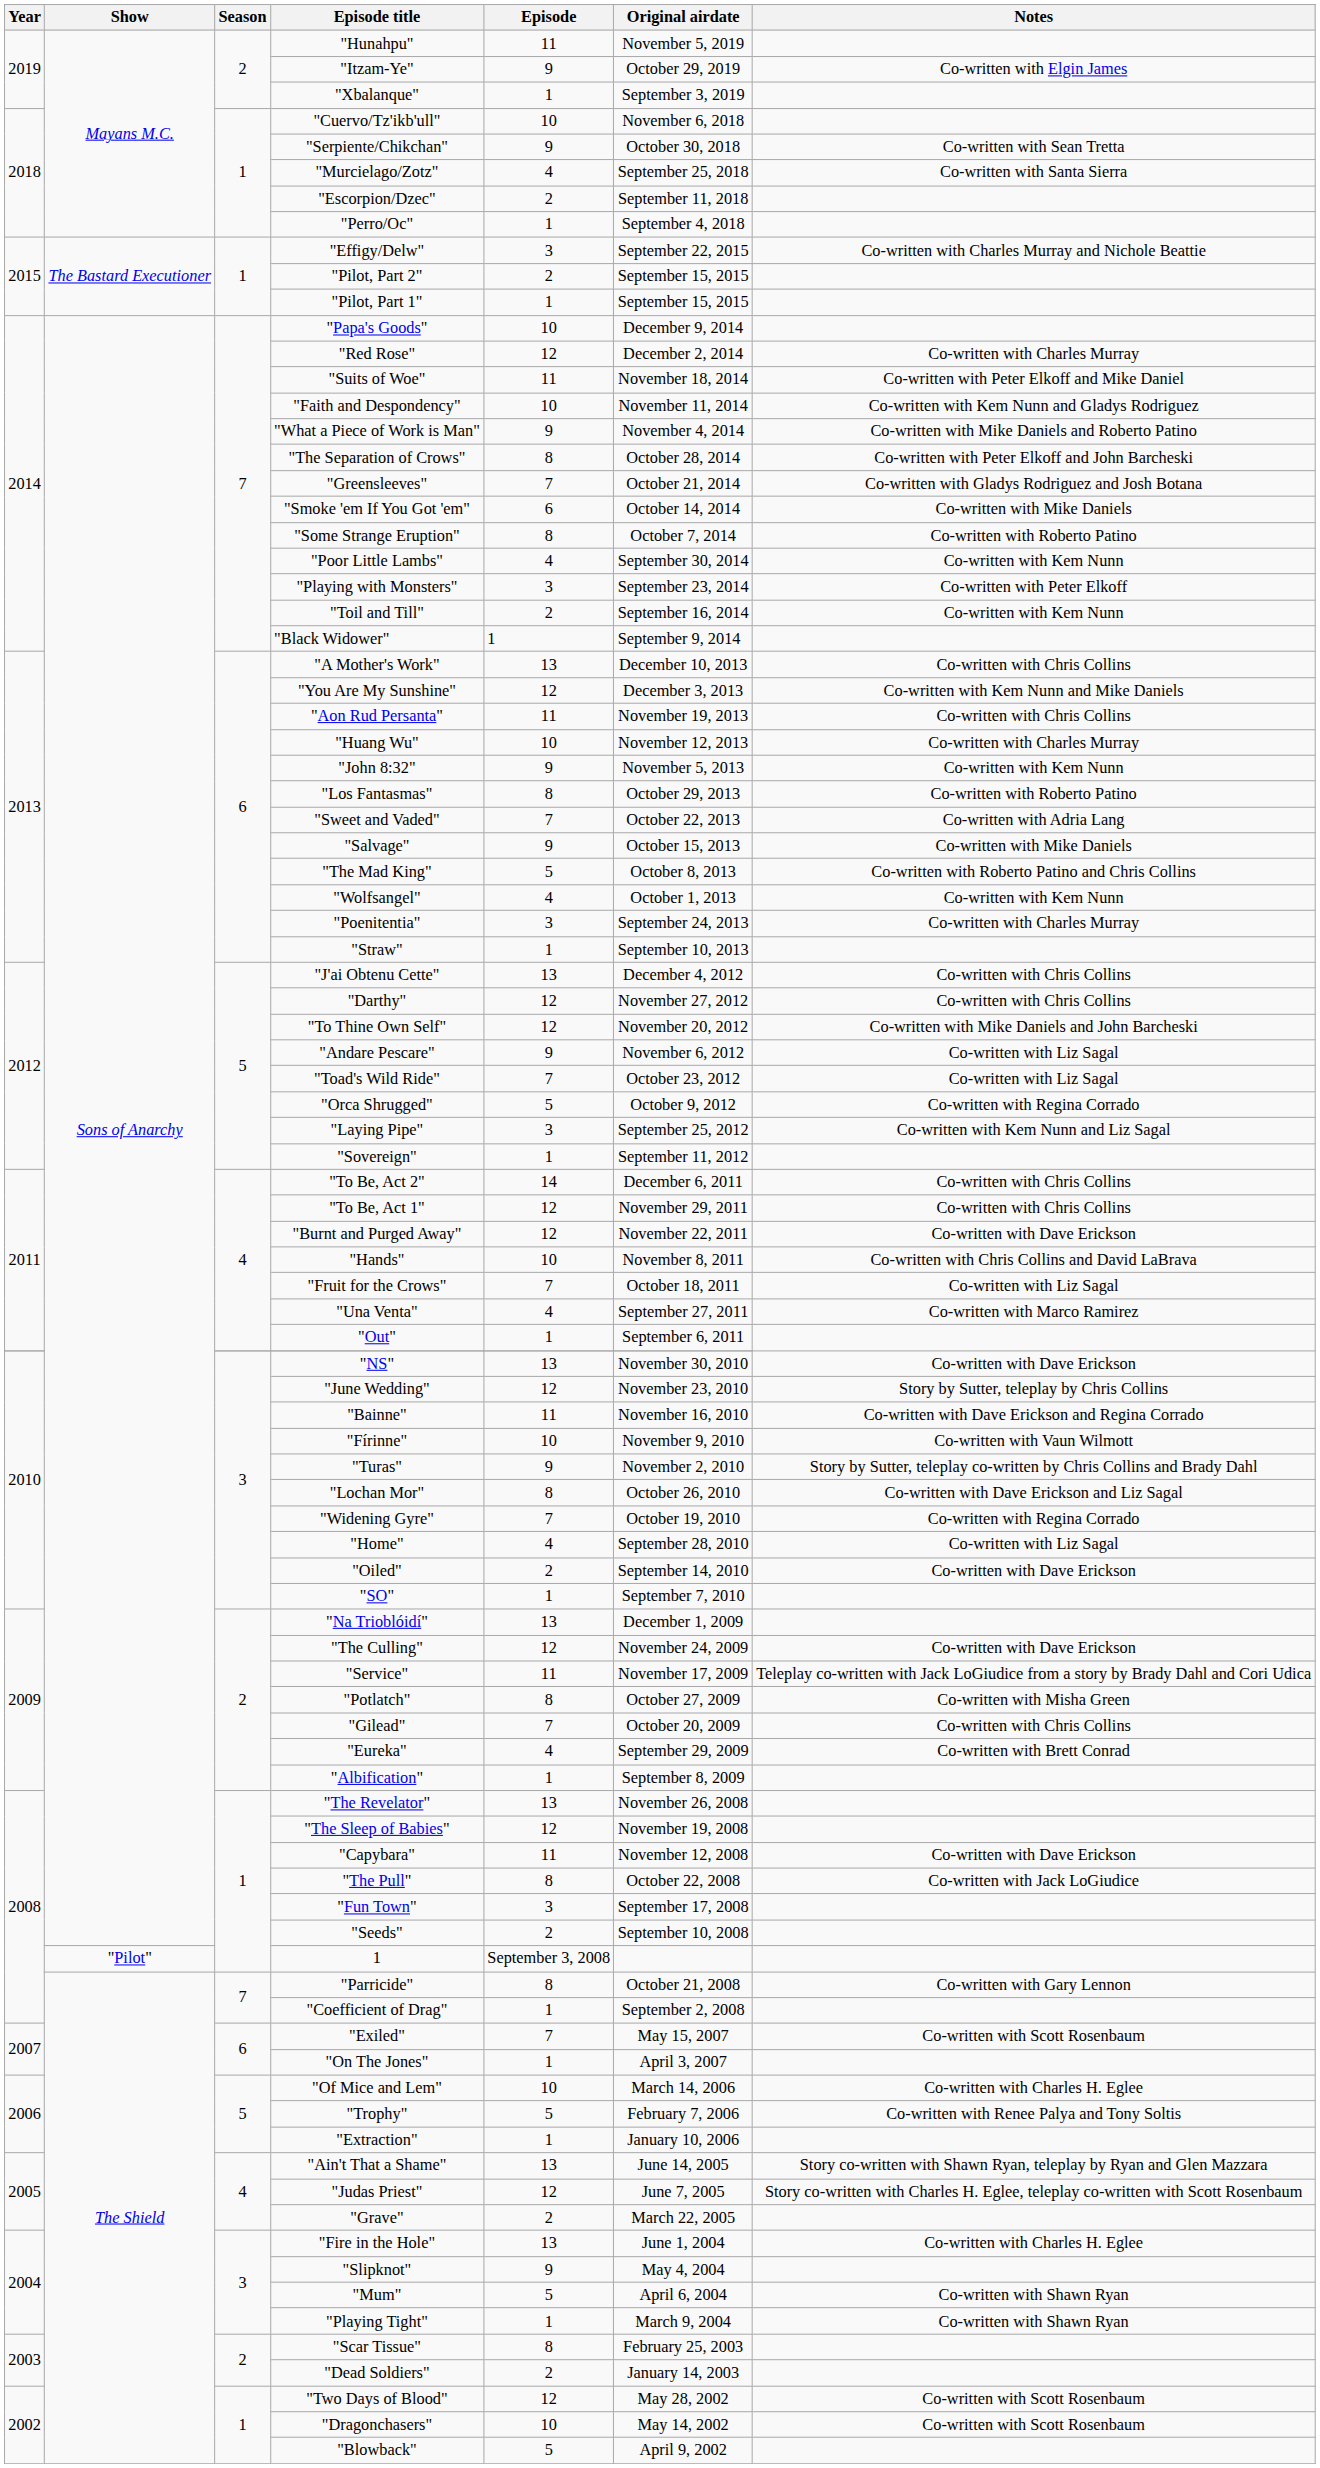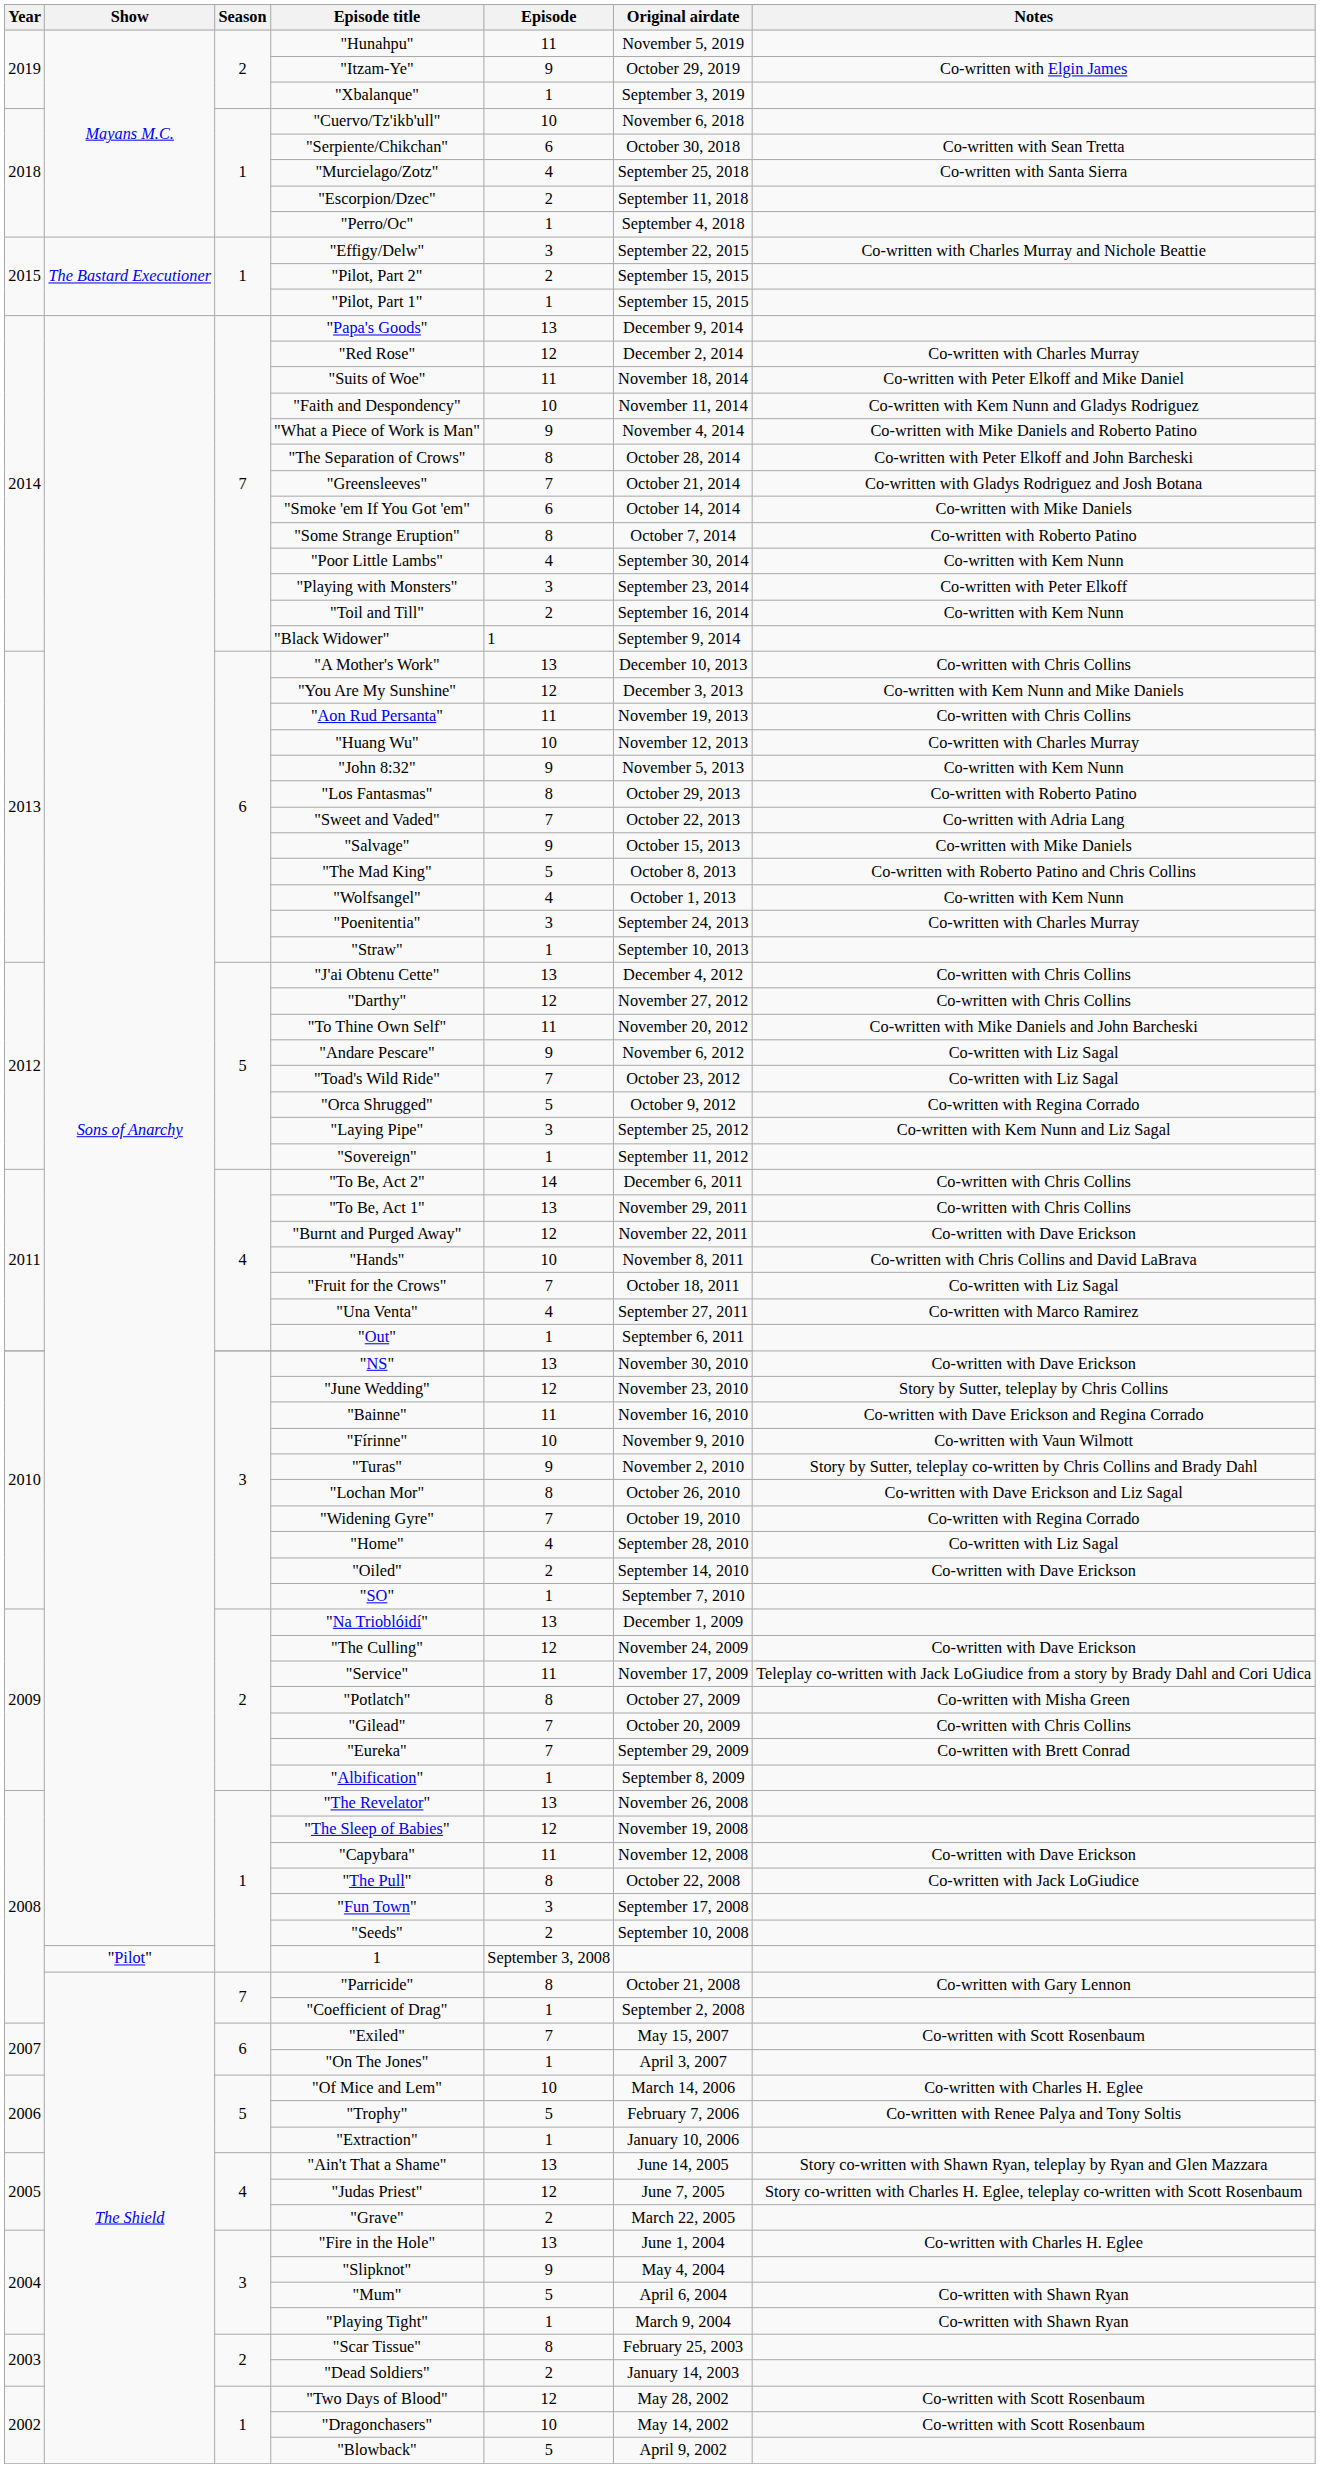(549, 146) 9 -> (549, 146) 6
(549, 328) 10 -> (549, 328) 13
(549, 1026) 12 -> (549, 1026) 11
(549, 1208) 12 -> (549, 1208) 13
(549, 1751) 4 -> (549, 1751) 7
